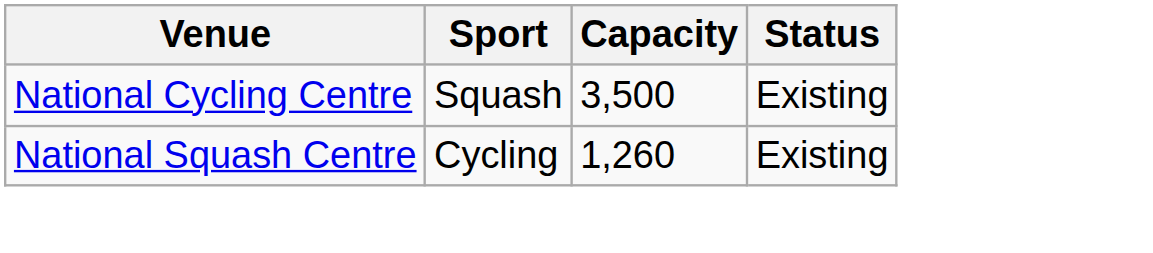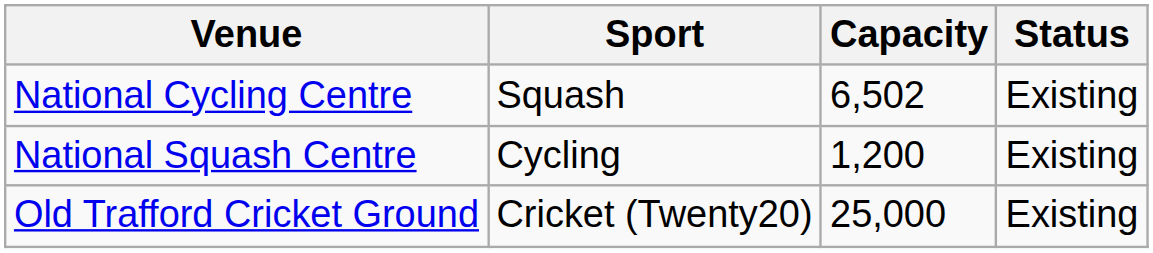(628, 94) 3,500 -> (878, 94) 6,502
(628, 154) 1,260 -> (878, 154) 1,200
+ row: (246, 214)
